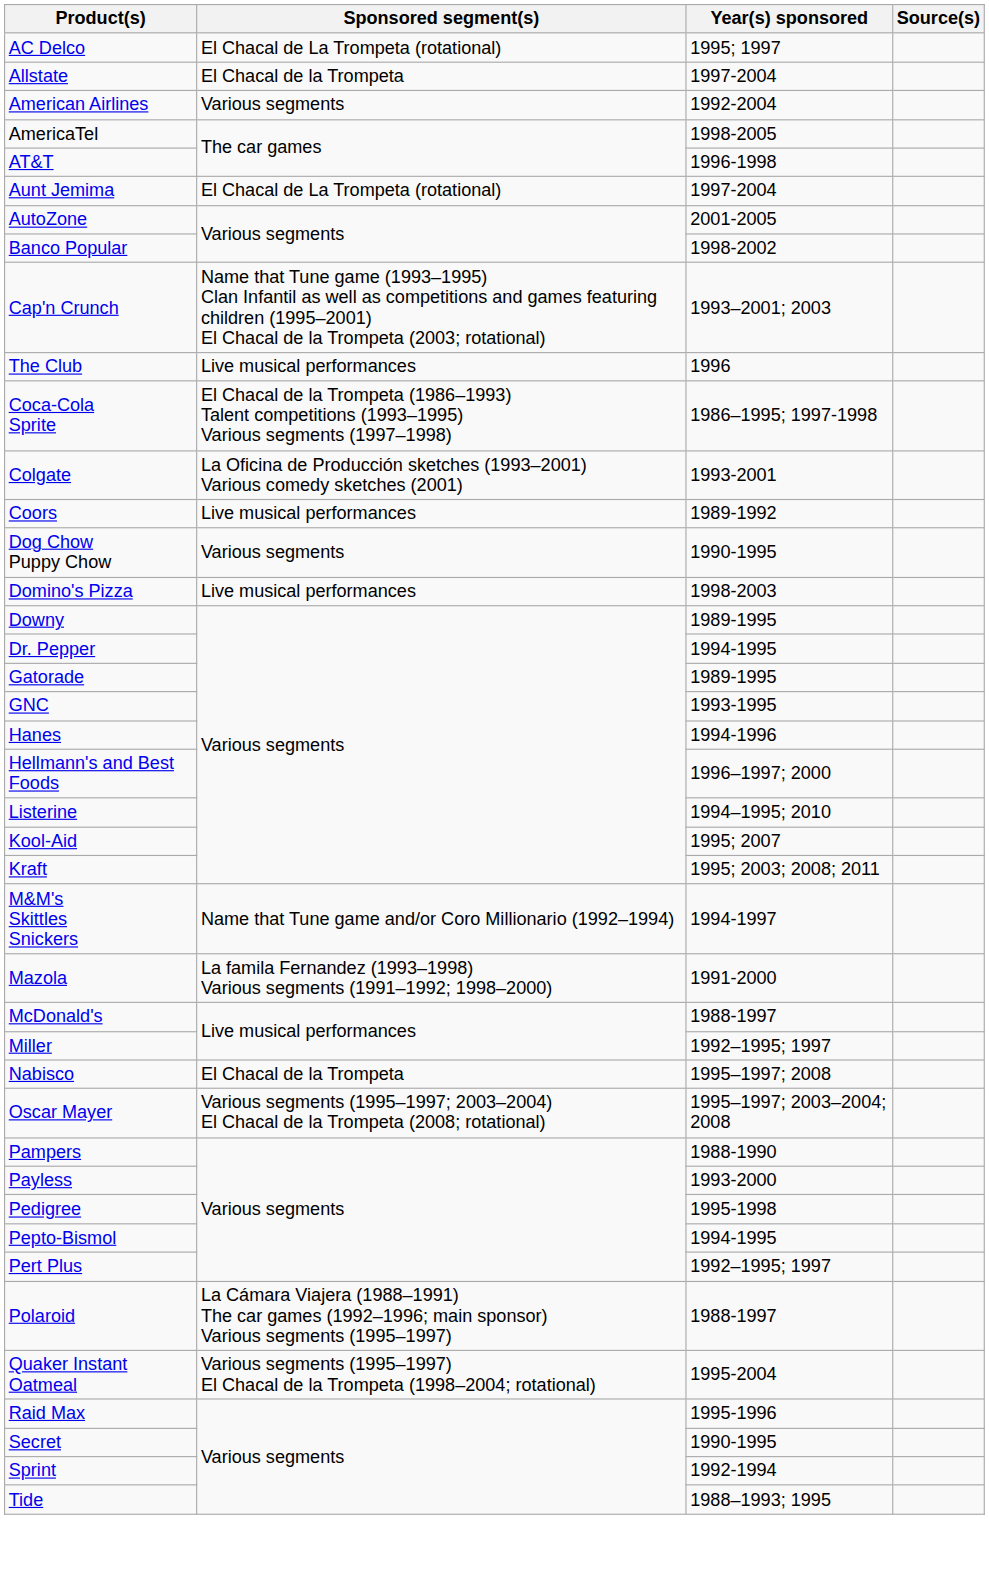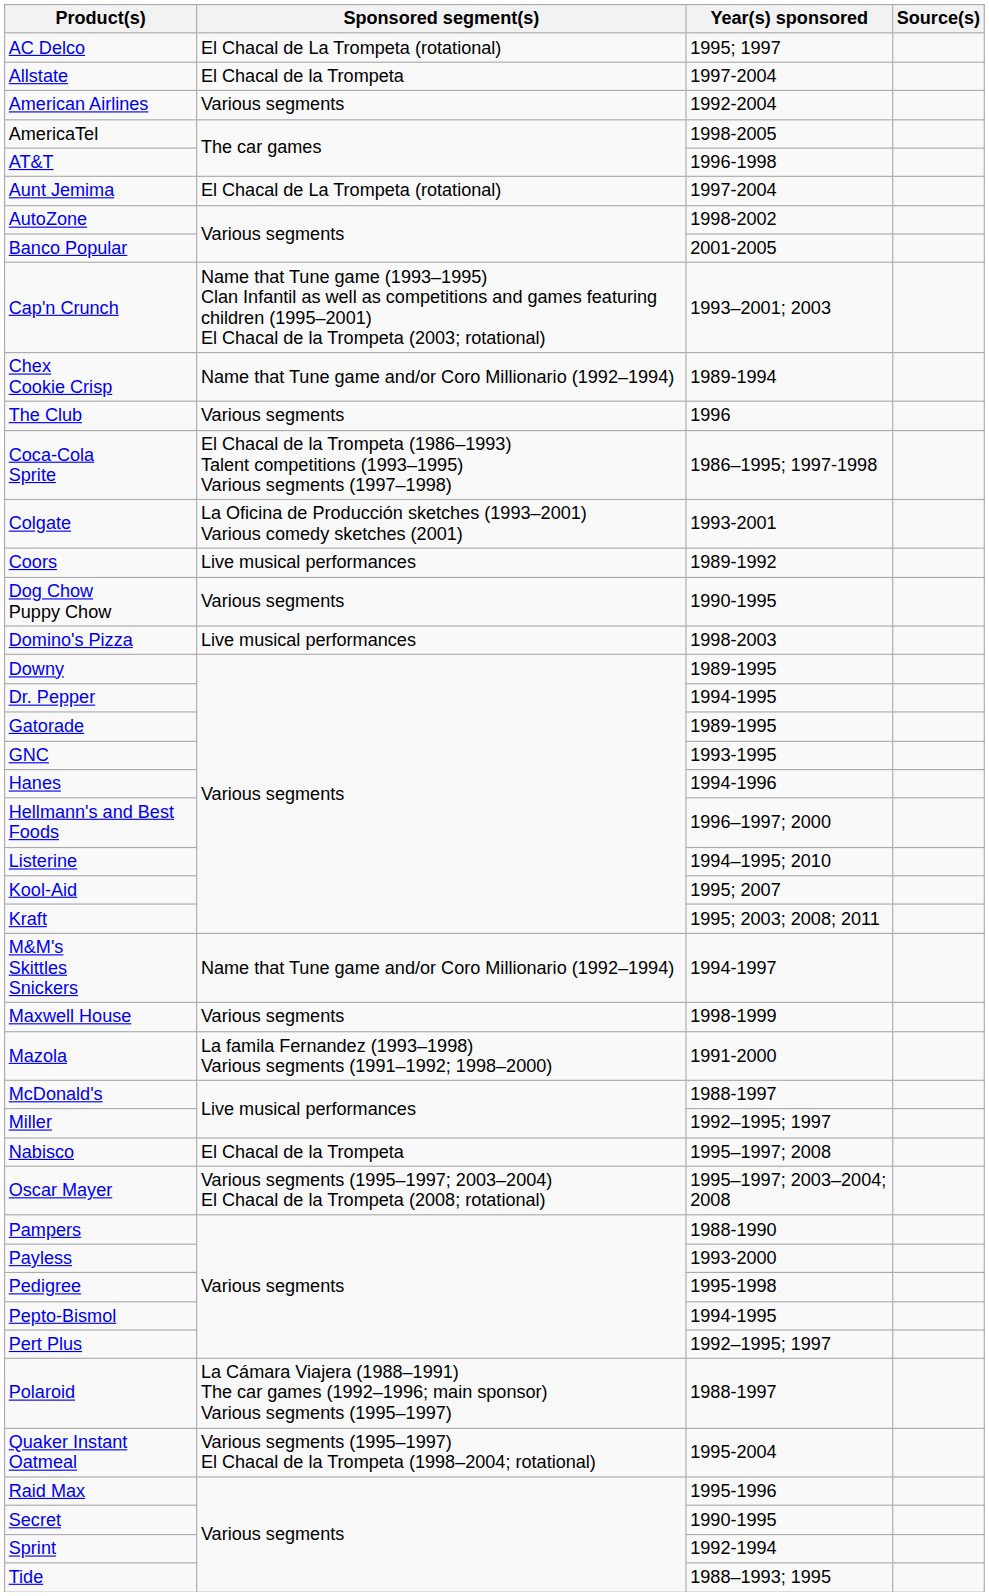(733, 219) 2001-2005 -> (733, 219) 1998-2002
(733, 248) 1998-2002 -> (733, 248) 2001-2005
+ row: (60, 376)
(308, 366) Live musical performances -> (273, 415) Various segments
+ row: (70, 1016)
